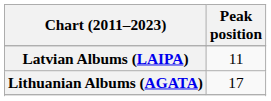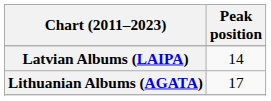(236, 58) 11 -> (236, 58) 14
